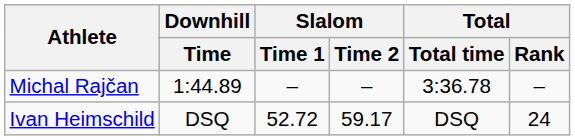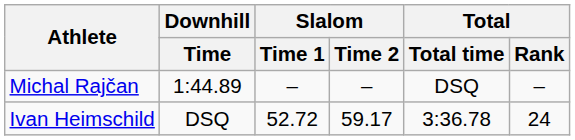(457, 86) 3:36.78 -> (457, 86) DSQ
(457, 119) DSQ -> (457, 119) 3:36.78
